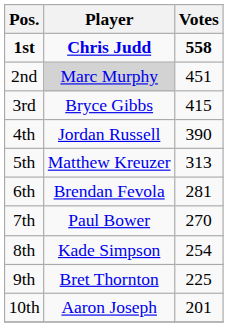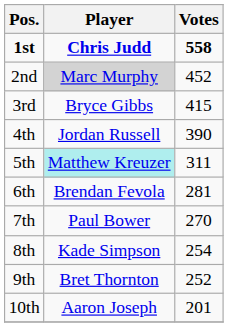(199, 76) 451 -> (199, 76) 452
(109, 163) no background -> (109, 163) paleturquoise background
(199, 163) 313 -> (199, 163) 311
(199, 278) 225 -> (199, 278) 252
